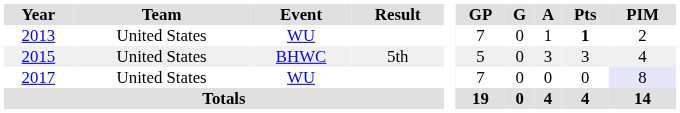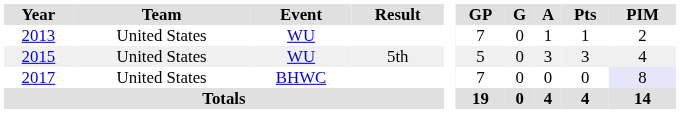(585, 35) bold -> (585, 35) normal
(301, 56) BHWC -> (301, 56) WU
(301, 77) WU -> (301, 77) BHWC
